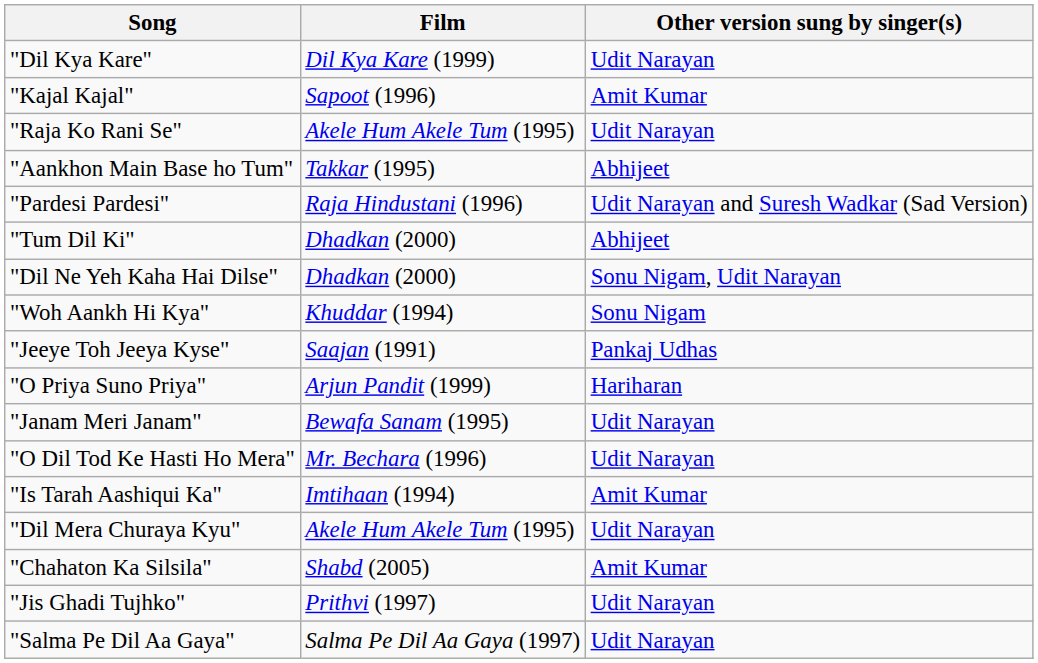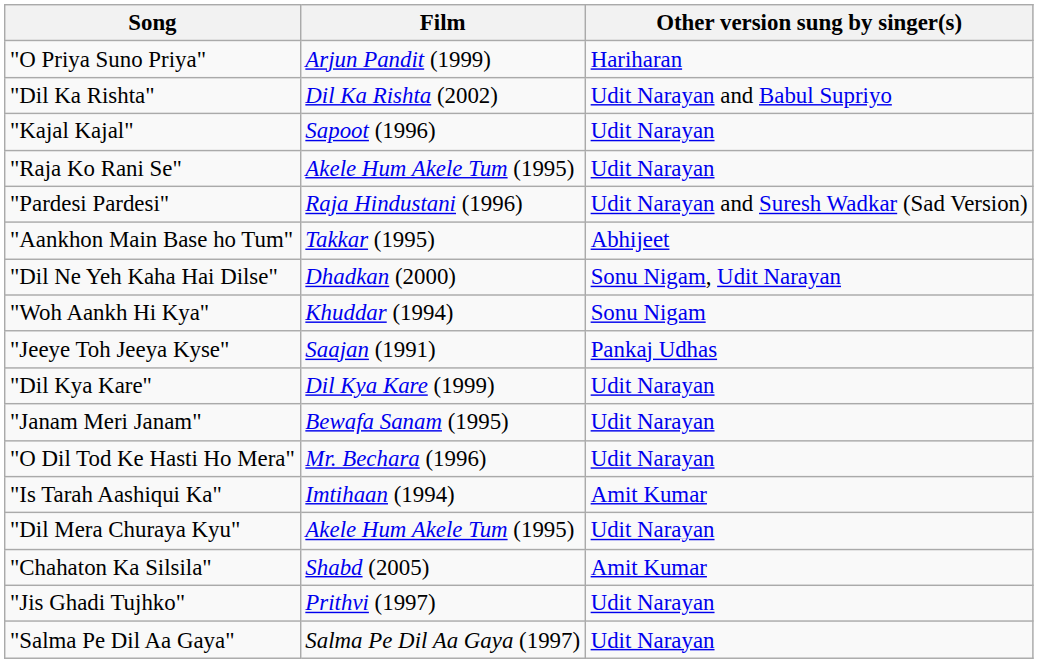rows swapped: (108, 385) <-> (81, 58)
+ row: (82, 95)
(649, 95) Amit Kumar -> (653, 131) Udit Narayan
rows swapped: (90, 204) <-> (152, 167)
- row: (72, 240)
